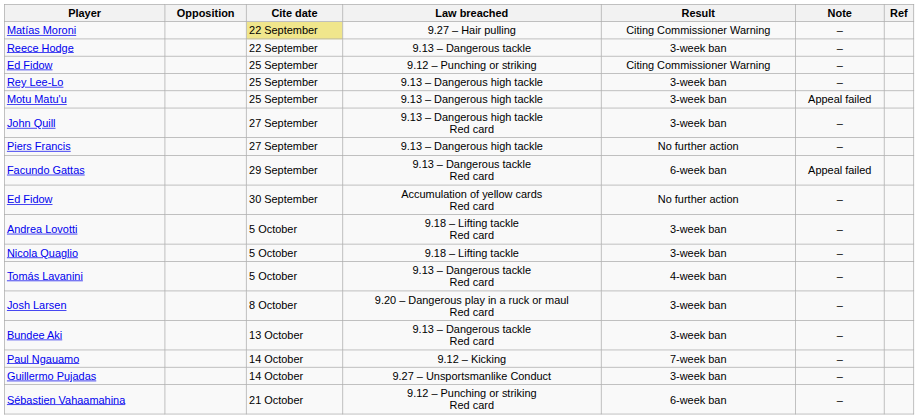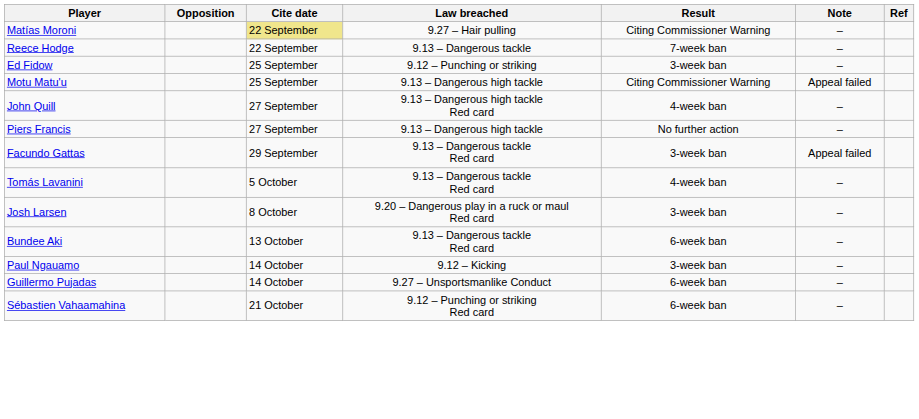(698, 48) 3-week ban -> (698, 48) 7-week ban
(698, 65) Citing Commissioner Warning -> (698, 65) 3-week ban
- row: (35, 83)
(698, 100) 3-week ban -> (698, 83) Citing Commissioner Warning
(698, 123) 3-week ban -> (698, 106) 4-week ban
(698, 170) 6-week ban -> (698, 153) 3-week ban
- row: (30, 200)
- row: (42, 229)
- row: (42, 253)
(698, 335) 3-week ban -> (698, 242) 6-week ban
(698, 359) 7-week ban -> (698, 265) 3-week ban
(698, 376) 3-week ban -> (698, 282) 6-week ban
